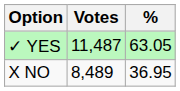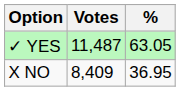(92, 72) 8,489 -> (92, 72) 8,409
